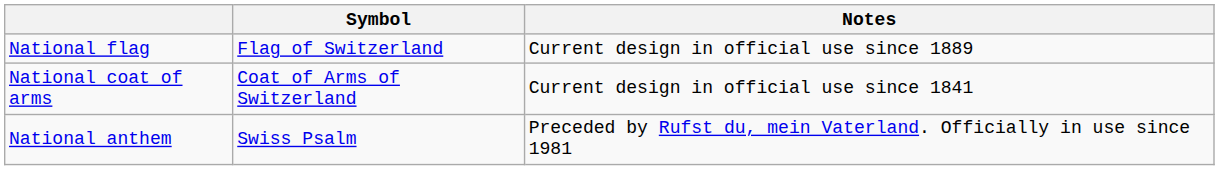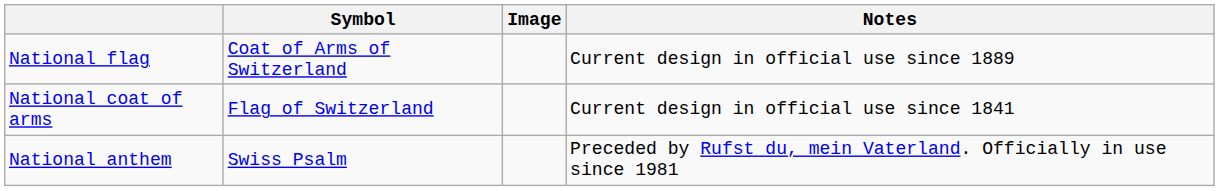+ column: (534, 19)
(340, 49) Flag of Switzerland -> (309, 59) Coat of Arms of Switzerland
(319, 89) Coat of Arms of Switzerland -> (331, 110) Flag of Switzerland
